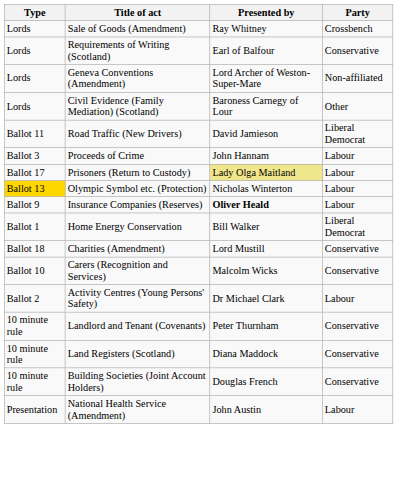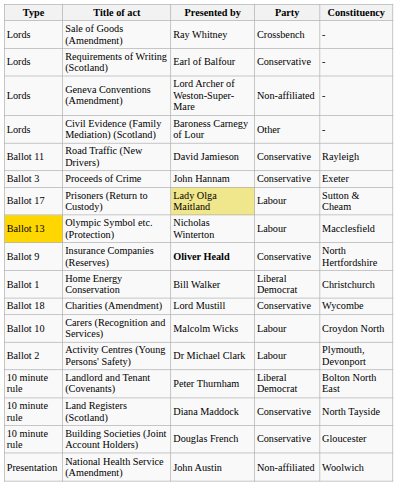+ column: (356, 12)
(345, 134) Liberal Democrat -> (284, 157) Conservative
(340, 156) Labour -> (284, 179) Conservative
(340, 204) Labour -> (284, 256) Conservative
(352, 270) Conservative -> (272, 328) Labour
(352, 326) Conservative -> (277, 383) Liberal Democrat
(340, 409) Labour -> (286, 467) Non-affiliated
